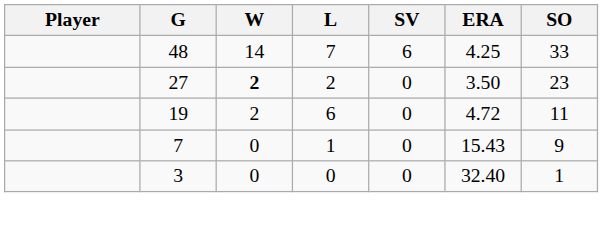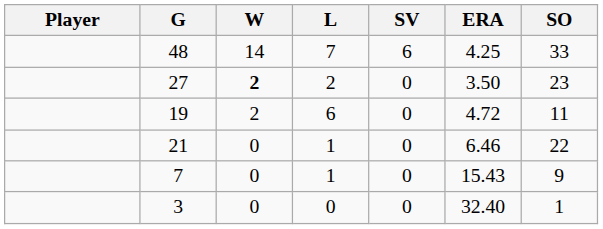+ row: (178, 144)
